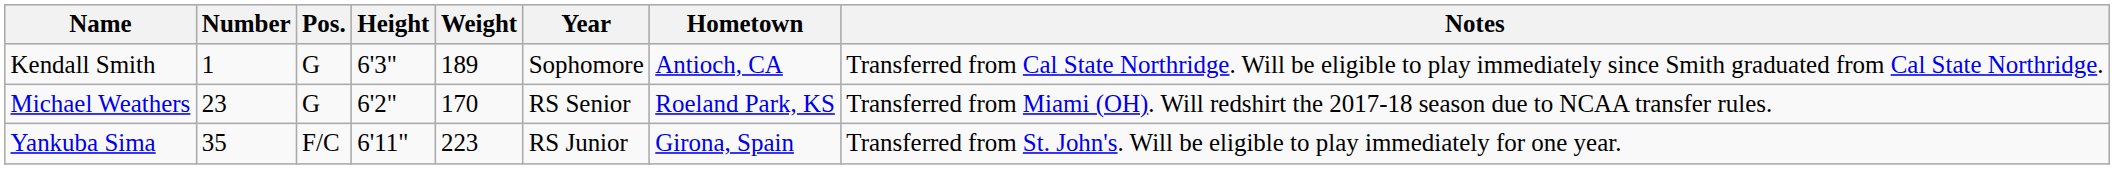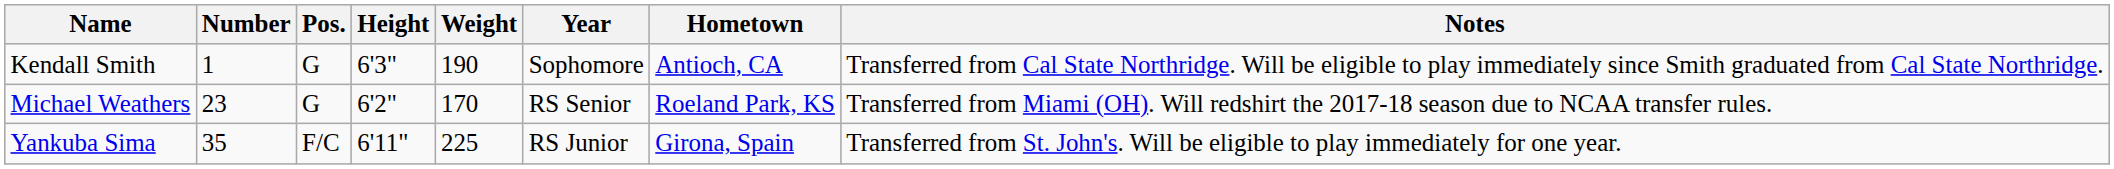(460, 63) 189 -> (460, 63) 190
(460, 143) 223 -> (460, 143) 225
